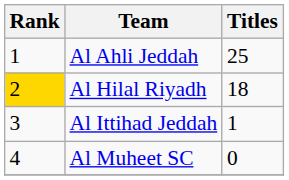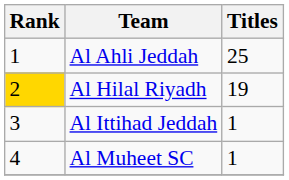(238, 89) 18 -> (238, 89) 19
(232, 157) 0 -> (232, 157) 1
